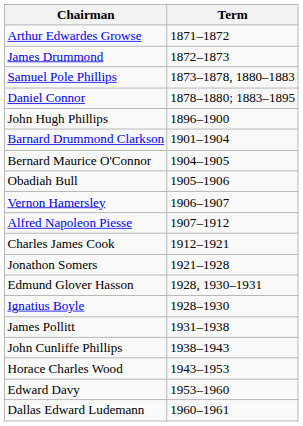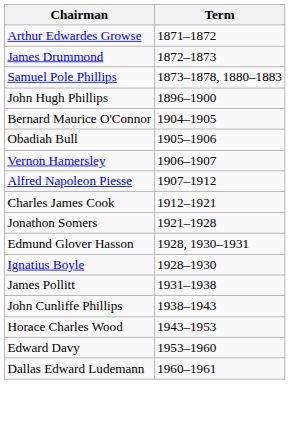- row: (46, 98)
- row: (86, 139)
